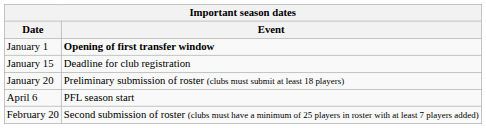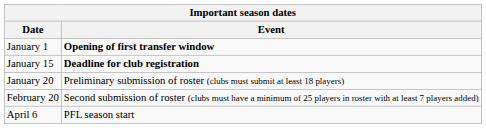(127, 64) normal -> (131, 64) bold
rows swapped: (33, 115) <-> (22, 98)
